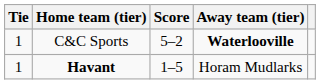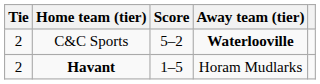(18, 41) 1 -> (18, 41) 2
(18, 66) 1 -> (18, 66) 2
